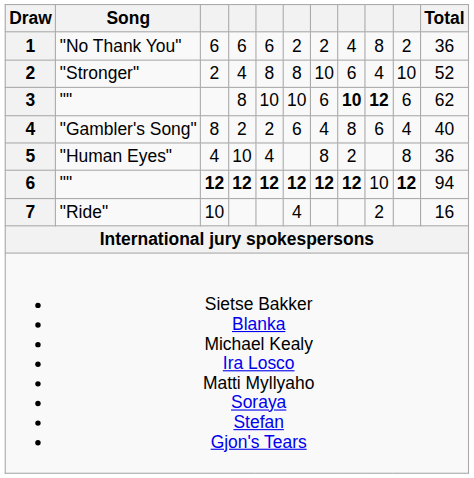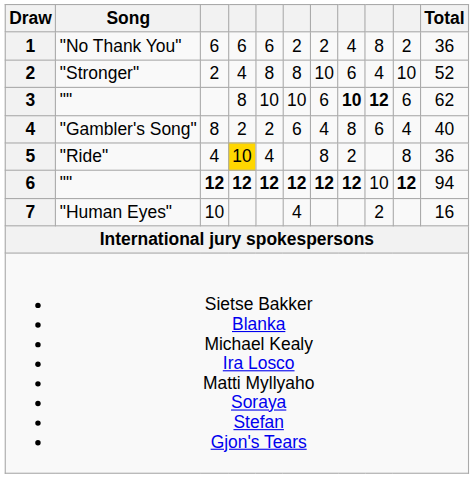(116, 156) "Human Eyes" -> (84, 156) "Ride"
(242, 156) no background -> (242, 156) gold background
(84, 211) "Ride" -> (116, 211) "Human Eyes"
